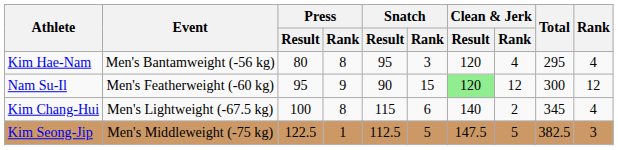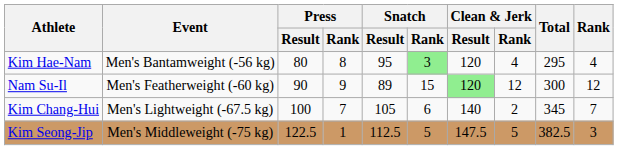(427, 63) no background -> (427, 63) lightgreen background
(301, 86) 95 -> (301, 86) 90
(385, 86) 90 -> (385, 86) 89
(343, 109) 8 -> (343, 109) 7
(385, 109) 115 -> (385, 109) 105
(593, 109) 4 -> (593, 109) 7
